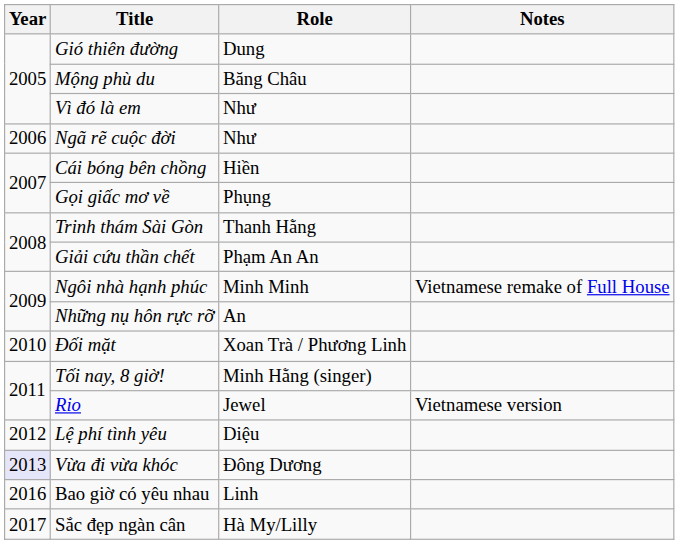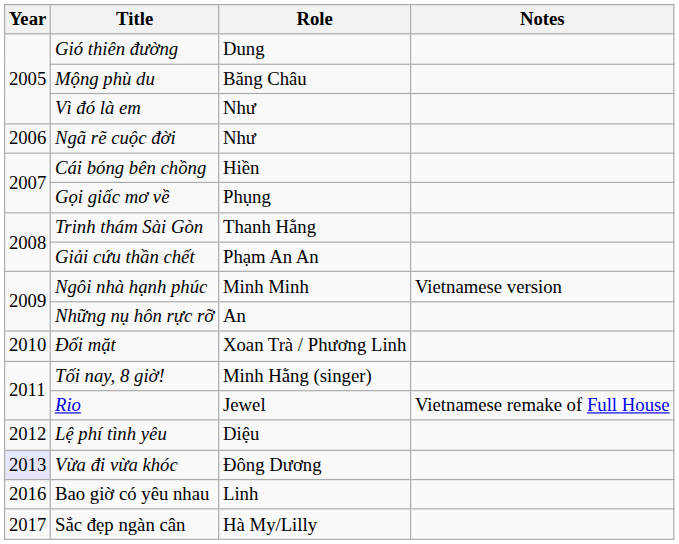(542, 286) Vietnamese remake of Full House -> (488, 286) Vietnamese version
(488, 405) Vietnamese version -> (542, 405) Vietnamese remake of Full House
